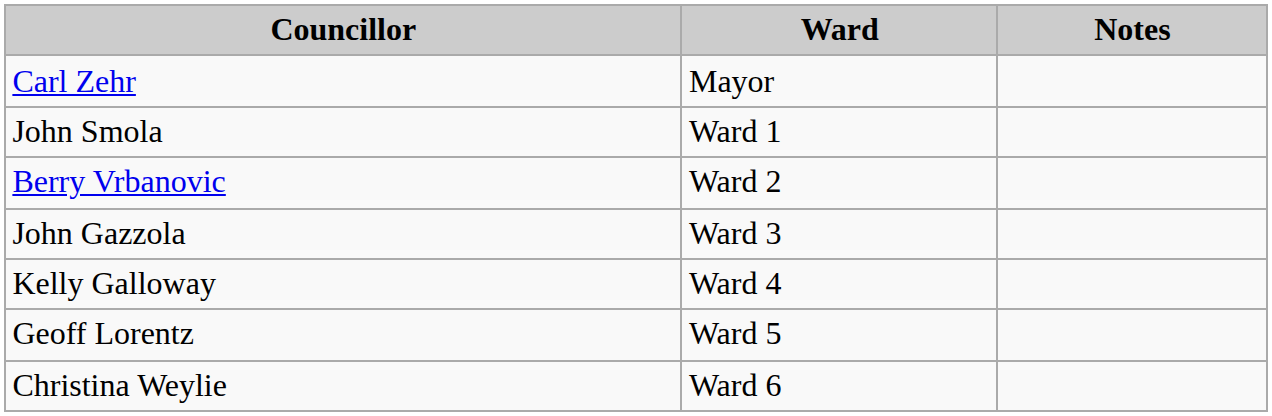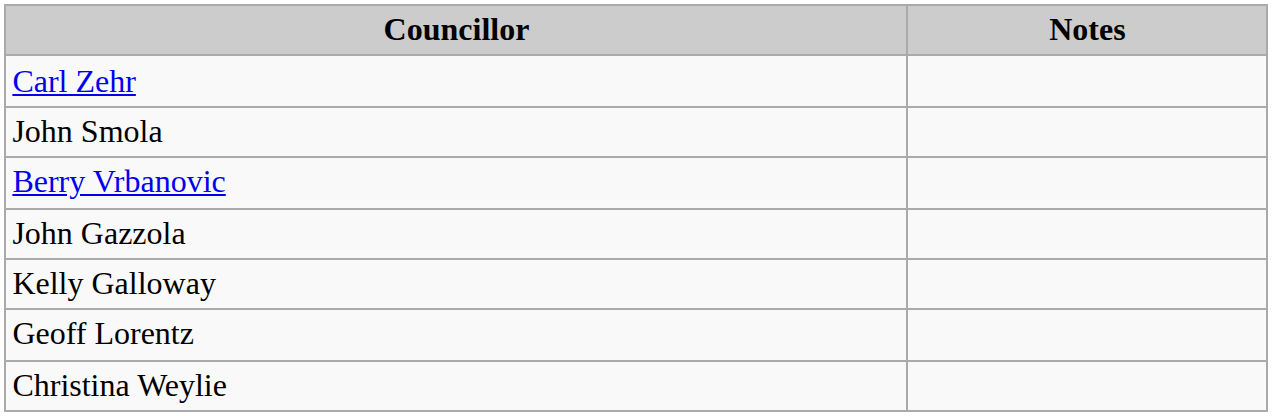- column: (840, 29)
